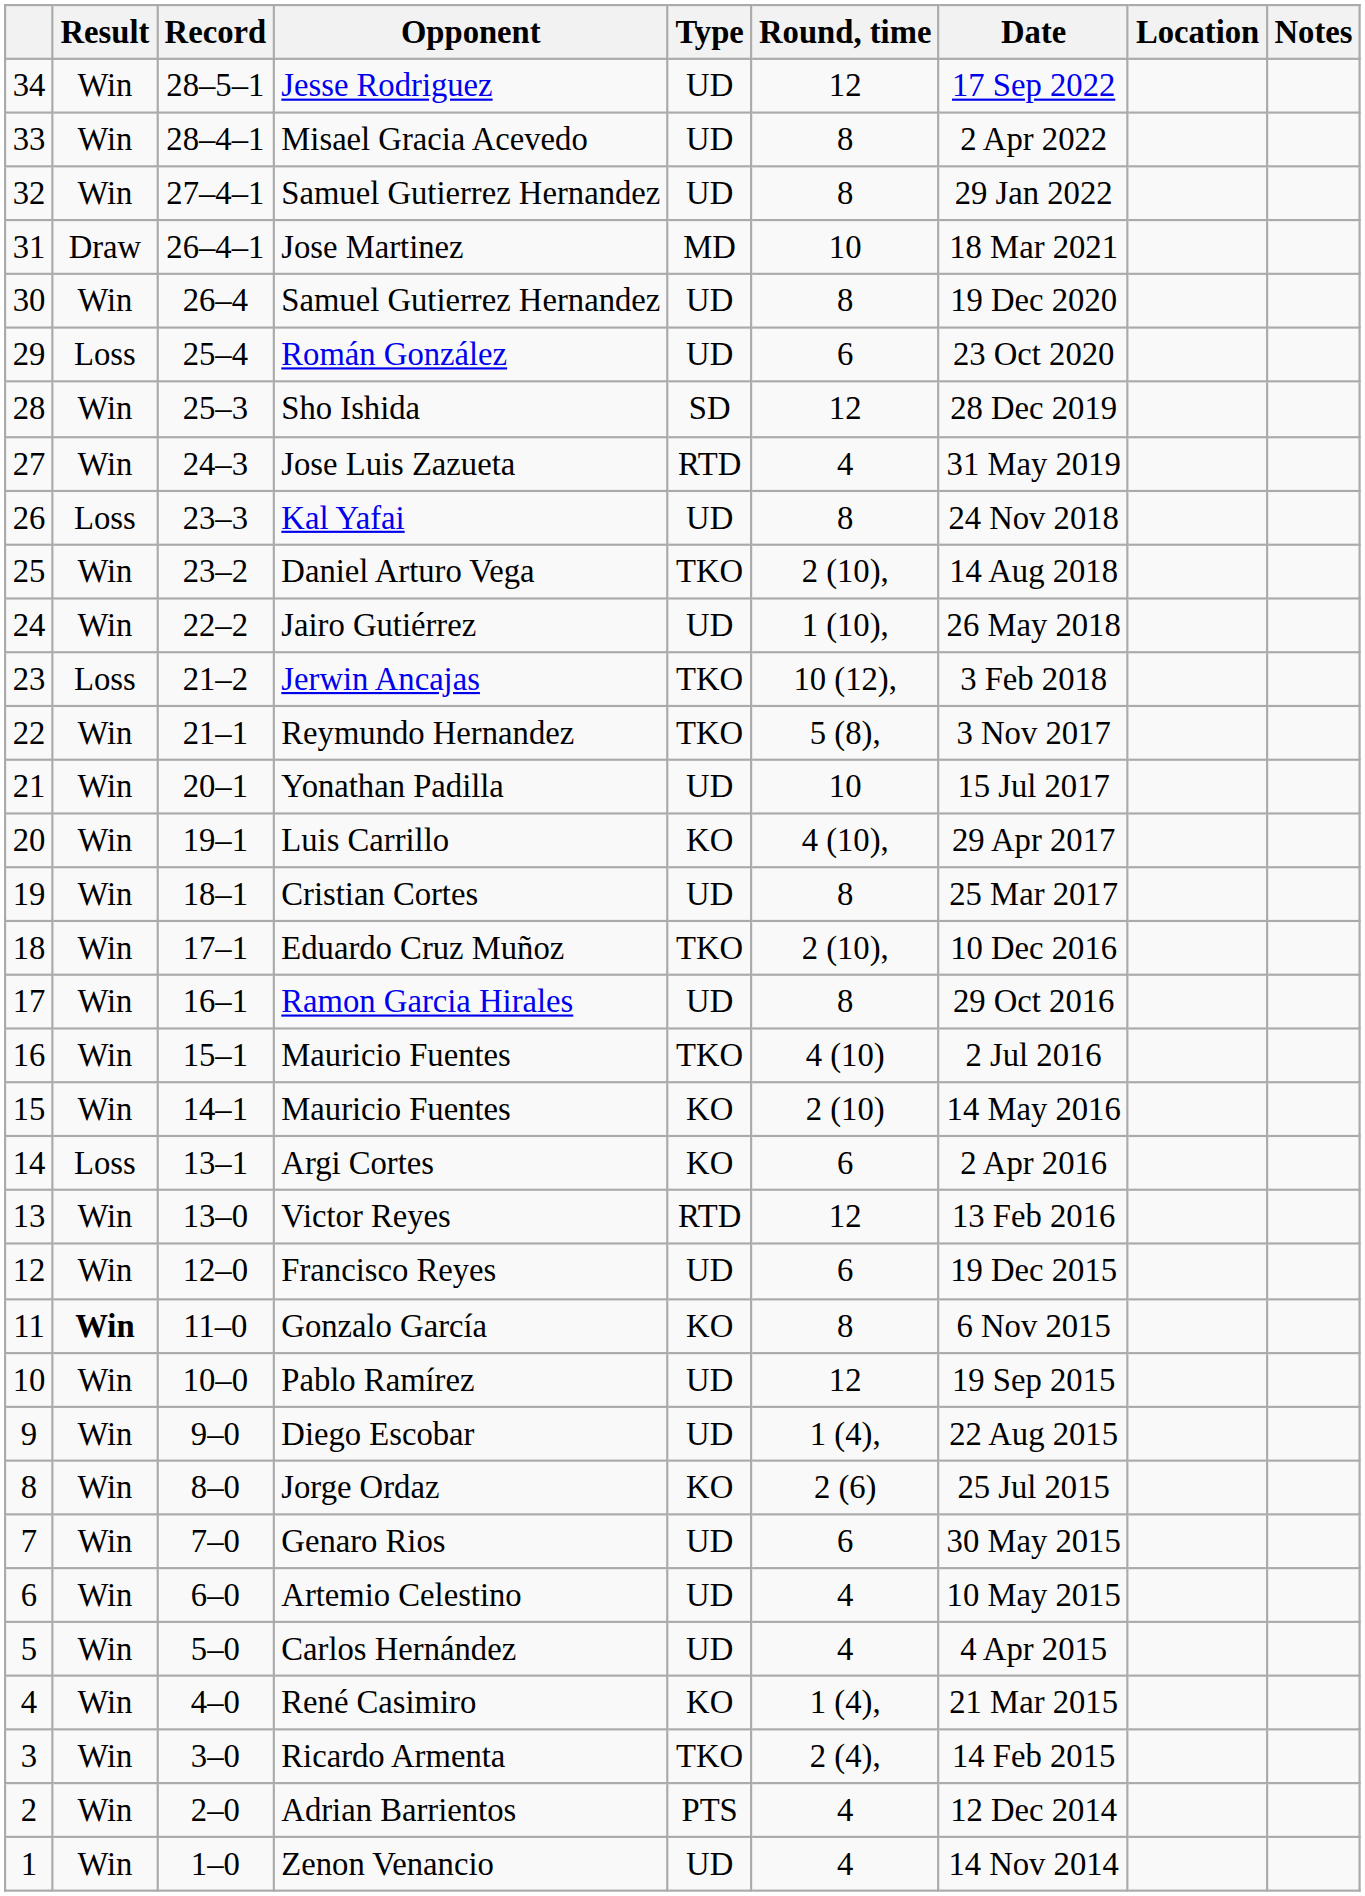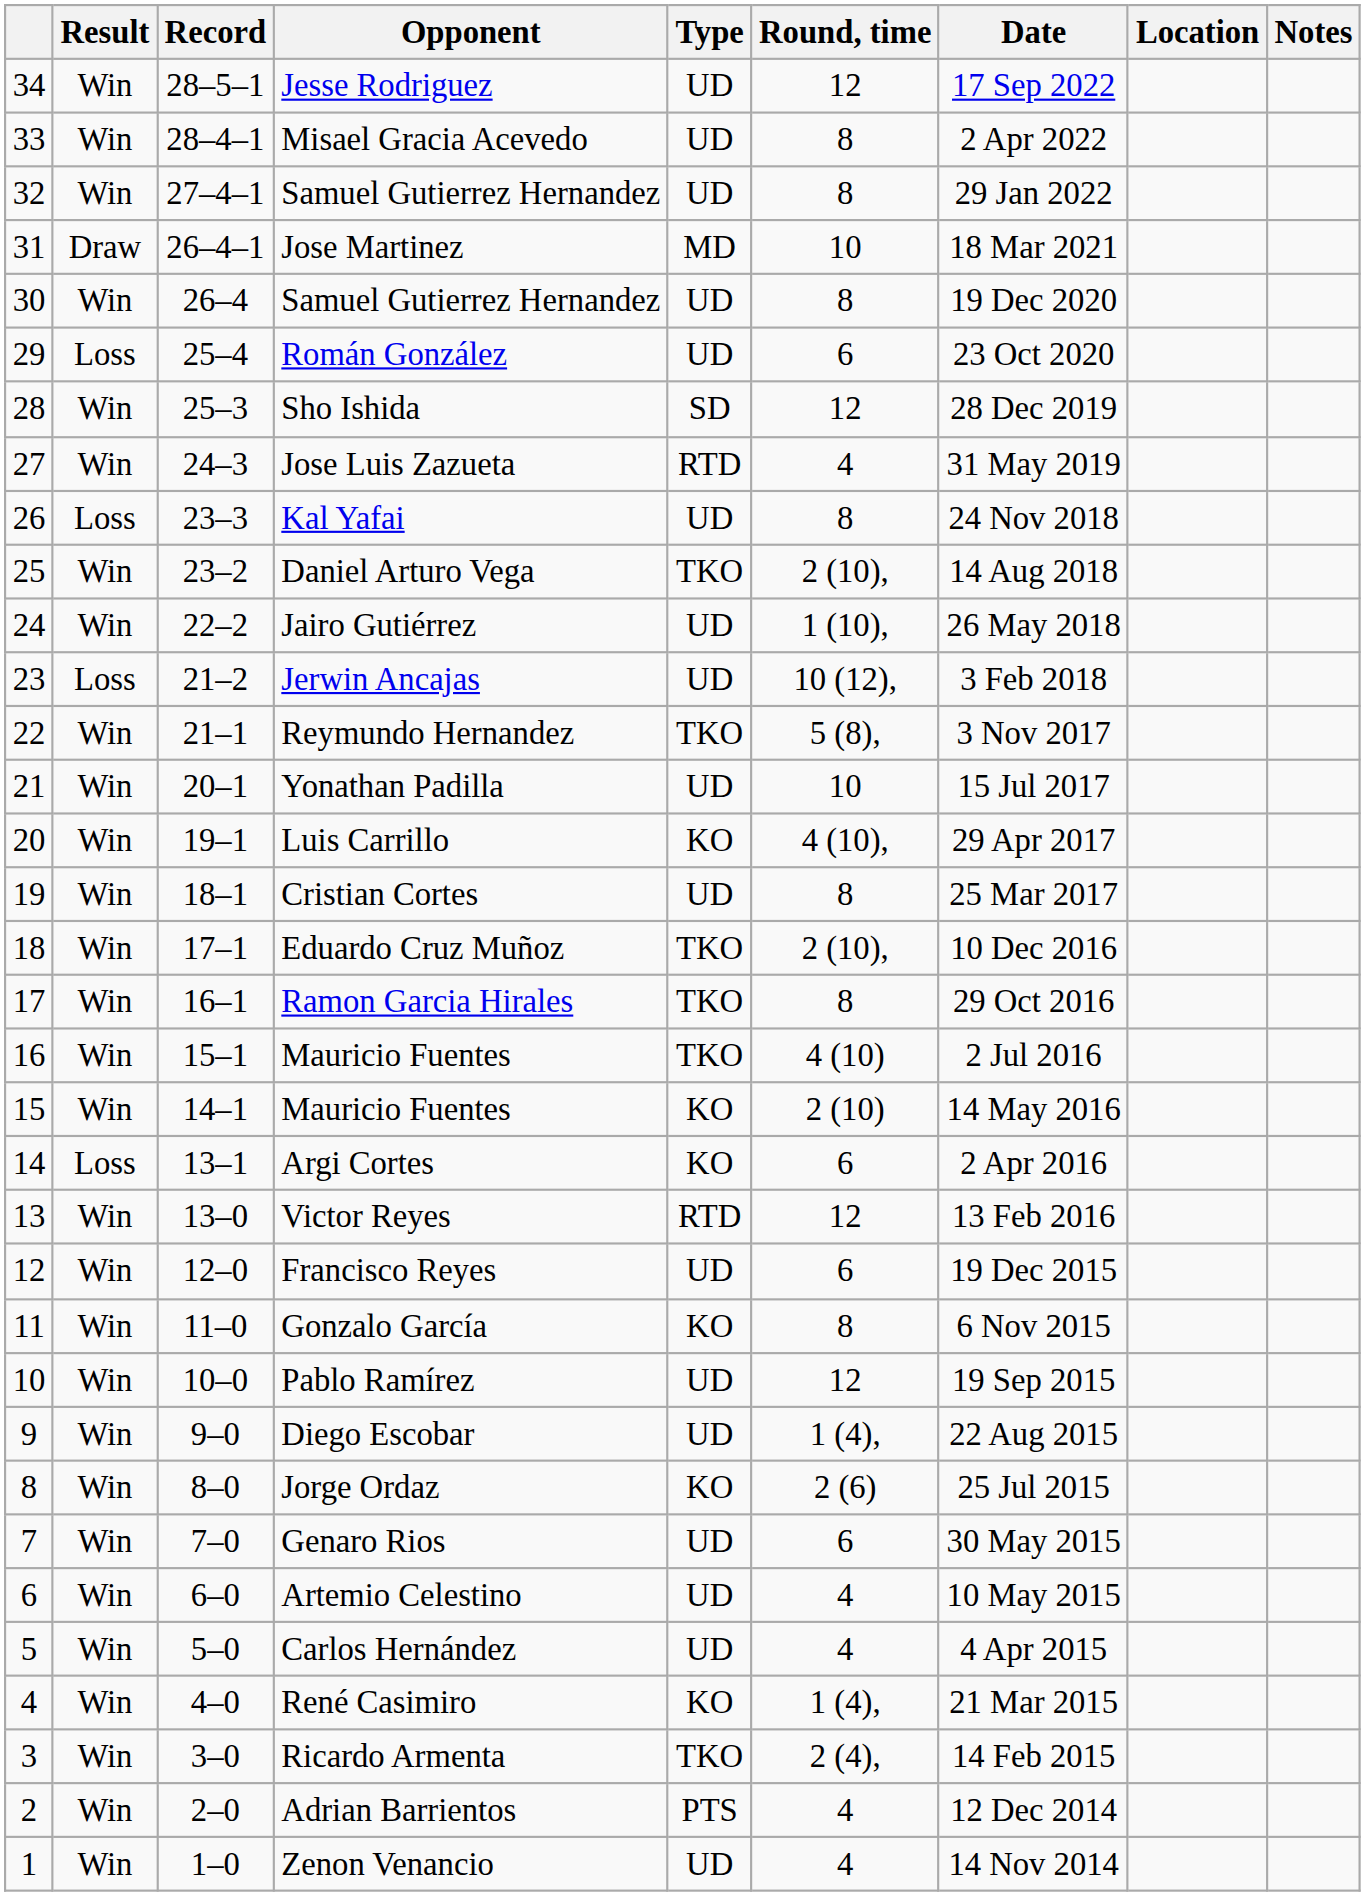(710, 678) TKO -> (710, 678) UD
(710, 1001) UD -> (710, 1001) TKO
(105, 1324) bold -> (105, 1324) normal
